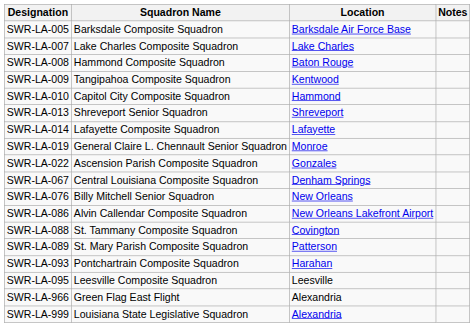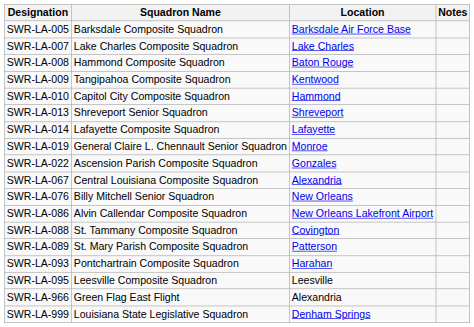(331, 180) Denham Springs -> (317, 180) Alexandria
(317, 314) Alexandria -> (331, 314) Denham Springs
